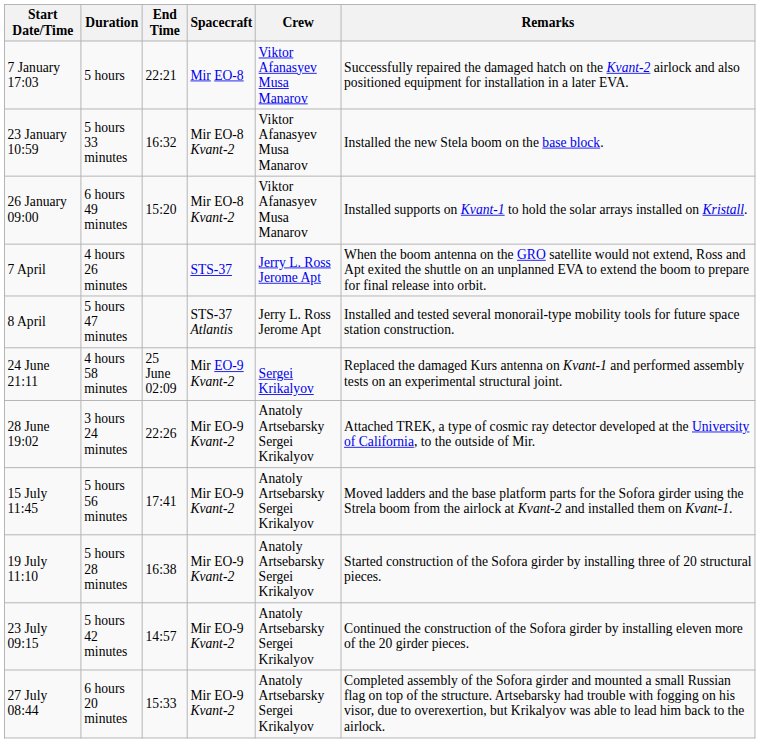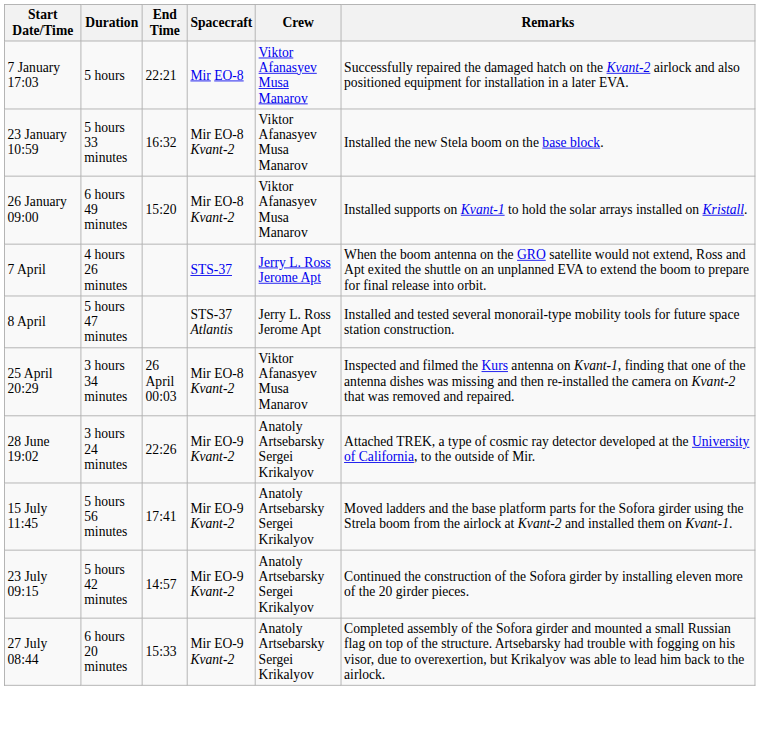+ row: (30, 381)
- row: (29, 374)
- row: (27, 568)
